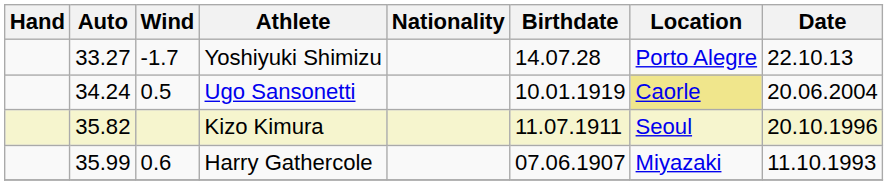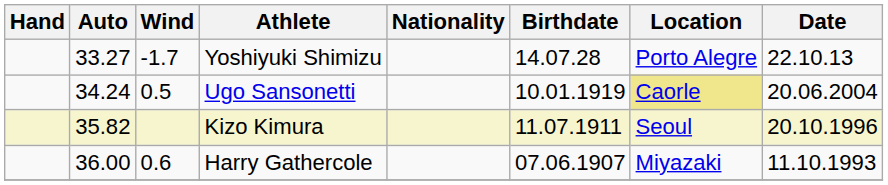(103, 162) 35.99 -> (103, 162) 36.00
